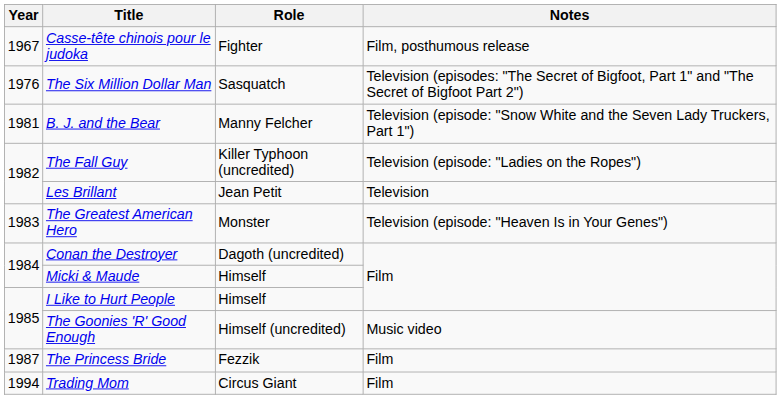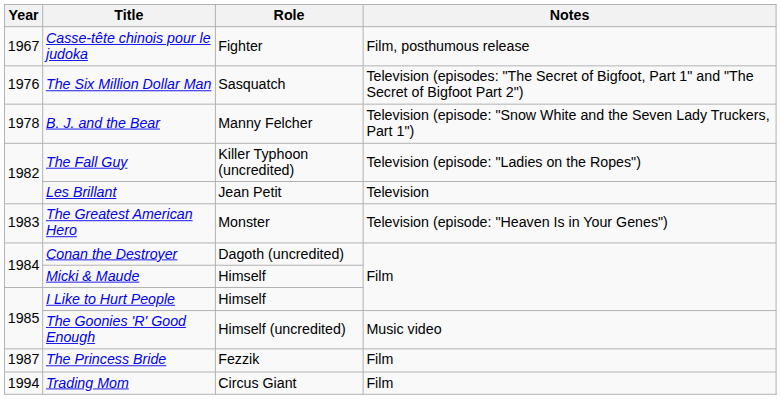(24, 123) 1981 -> (24, 123) 1978
